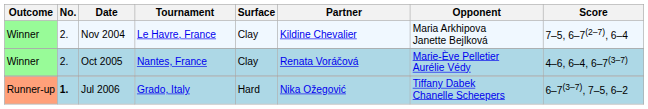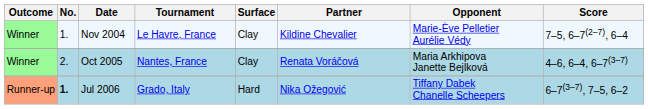(64, 34) 2. -> (64, 34) 1.
(450, 34) Maria Arkhipova Janette Bejlková -> (456, 34) Marie-Ève Pelletier Aurélie Védy
(456, 62) Marie-Ève Pelletier Aurélie Védy -> (450, 62) Maria Arkhipova Janette Bejlková
